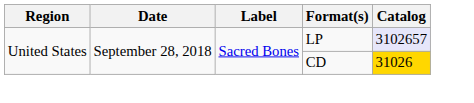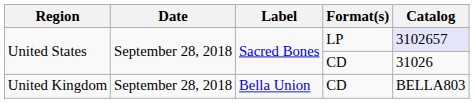(394, 62) gold background -> (414, 62) no background
+ row: (58, 86)
